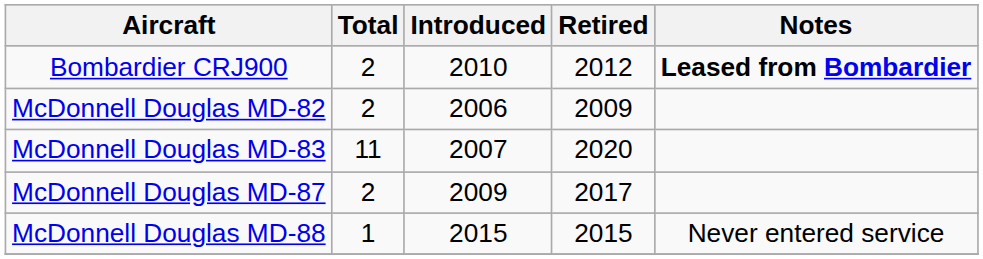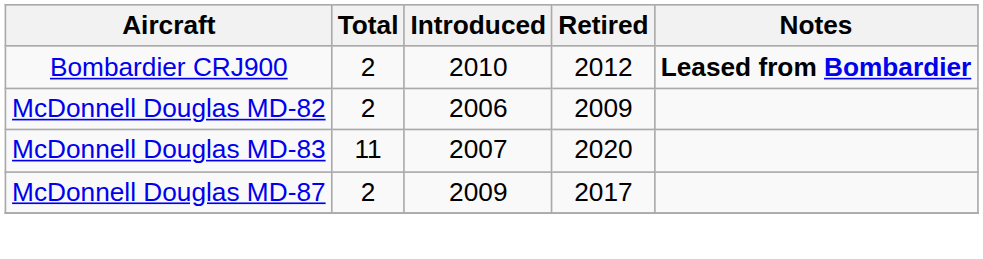- row: (169, 233)
